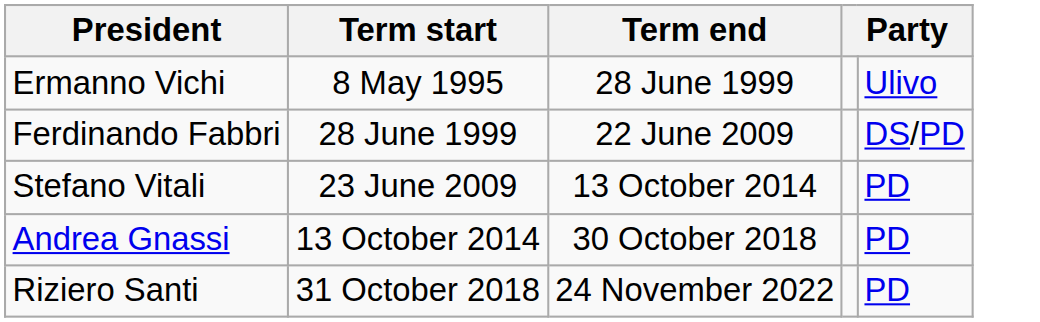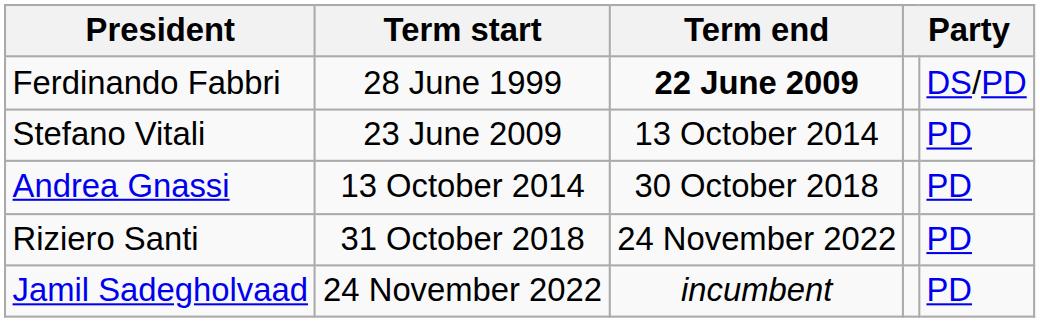- row: (119, 82)
(695, 134) normal -> (757, 82) bold
+ row: (160, 290)
